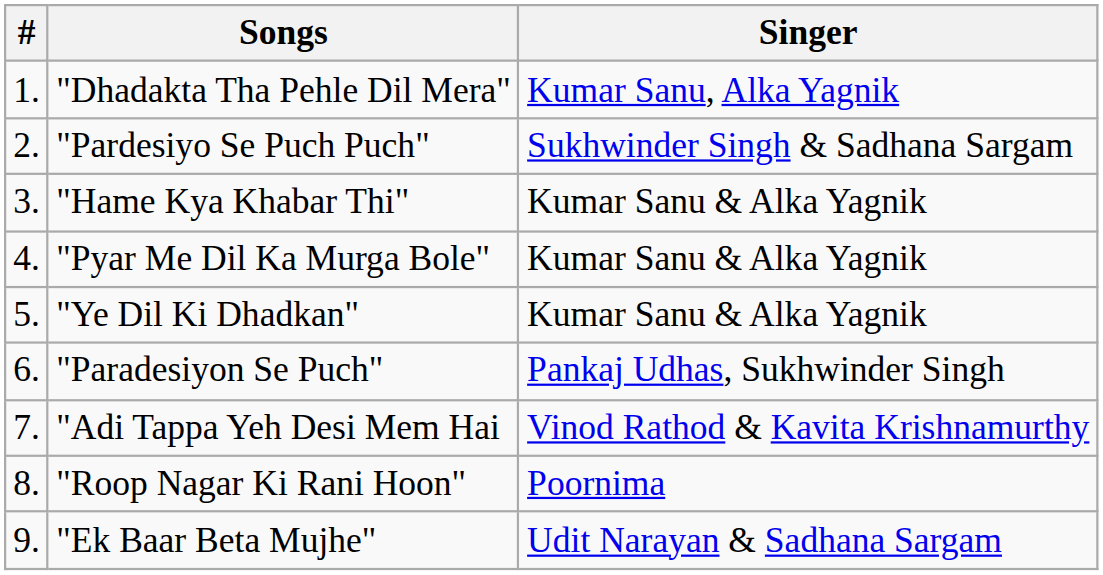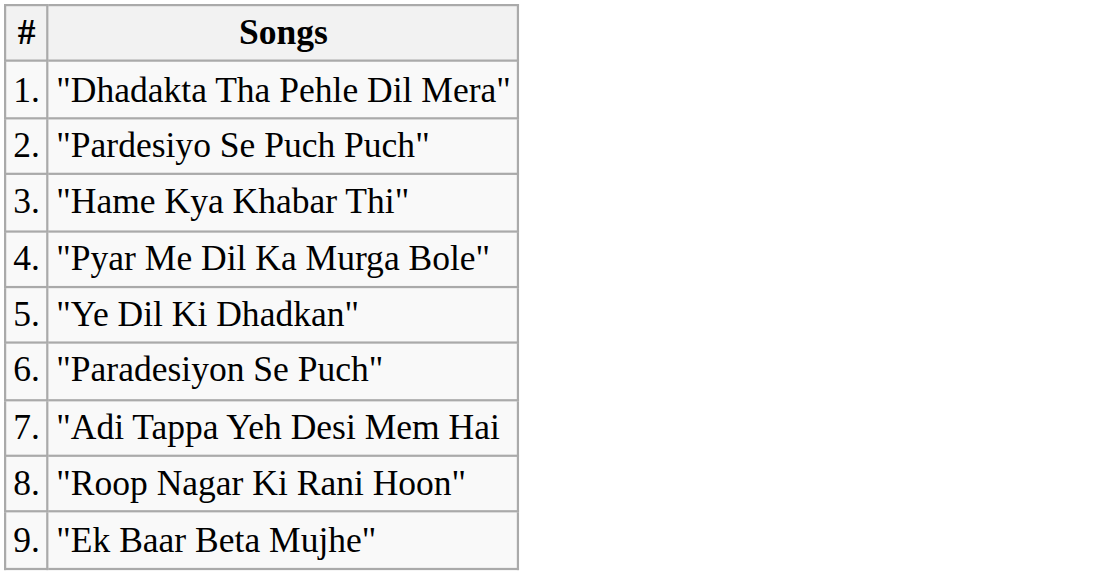- column: (808, 32)
